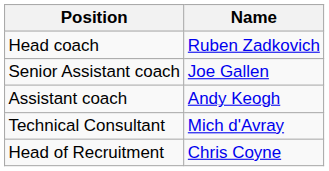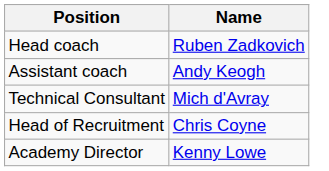- row: (94, 71)
+ row: (76, 152)
